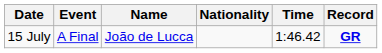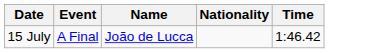- column: (350, 15)
